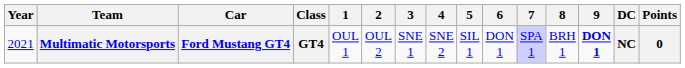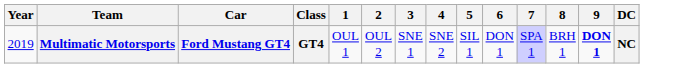- column: (660, 14)
(21, 44) 2021 -> (21, 44) 2019
